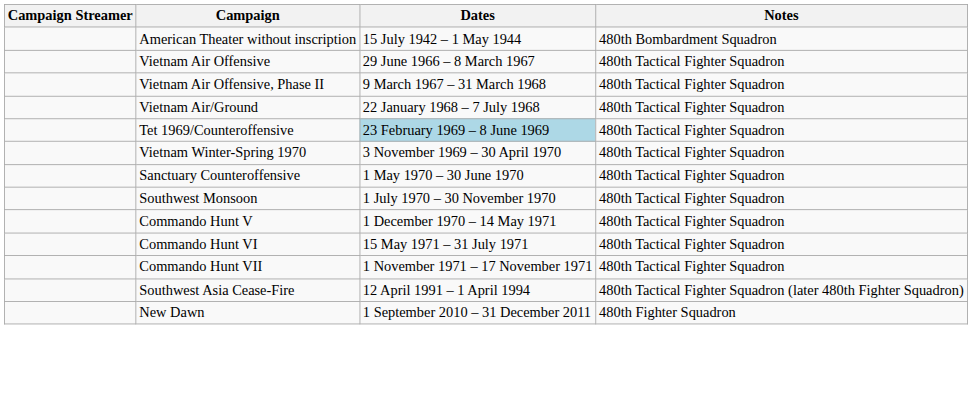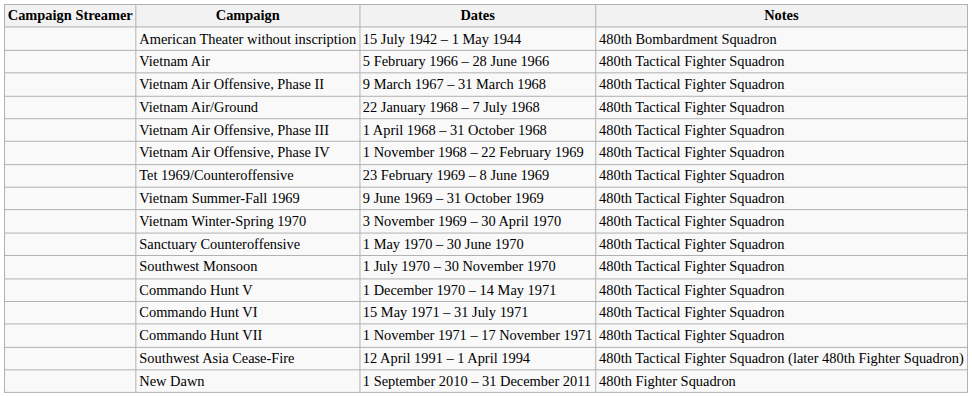+ row: (175, 61)
- row: (205, 61)
+ row: (234, 130)
+ row: (235, 152)
(456, 130) lightblue background -> (456, 175) no background
+ row: (220, 198)
